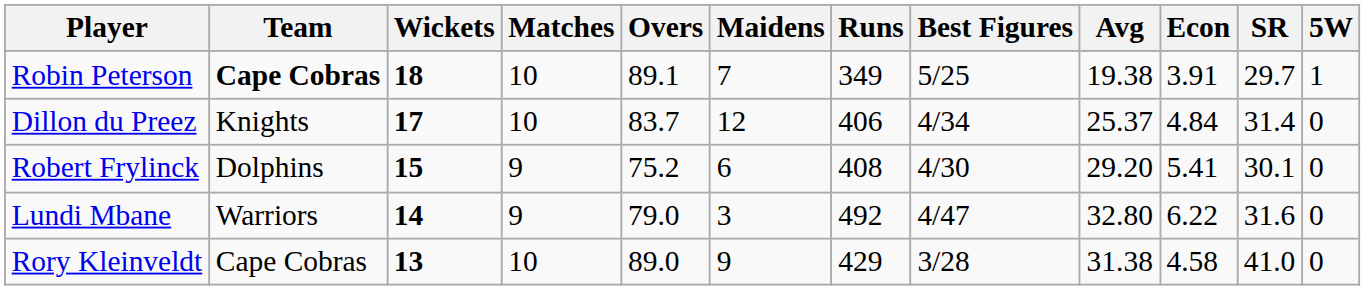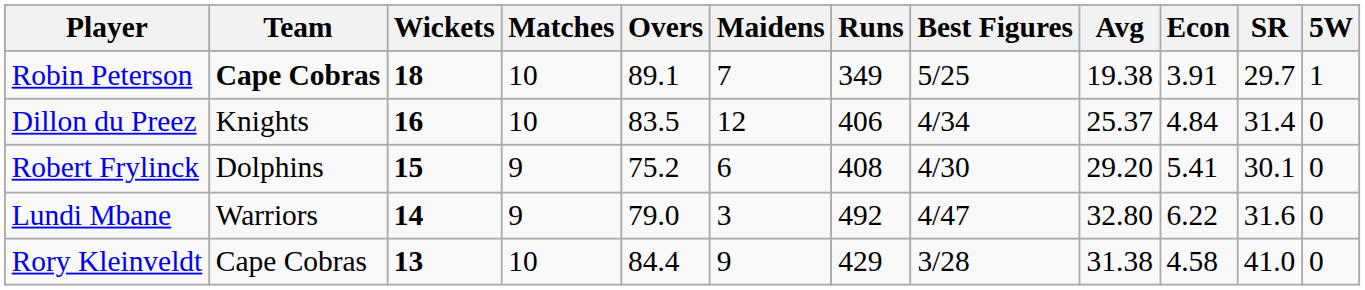(408, 121) 17 -> (408, 121) 16
(654, 121) 83.7 -> (654, 121) 83.5
(654, 261) 89.0 -> (654, 261) 84.4
